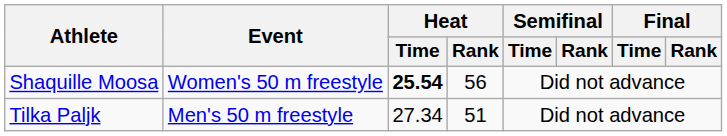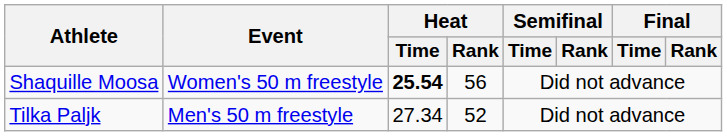(475, 115) 51 -> (475, 115) 52
